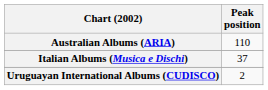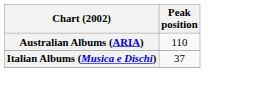- row: (113, 76)
